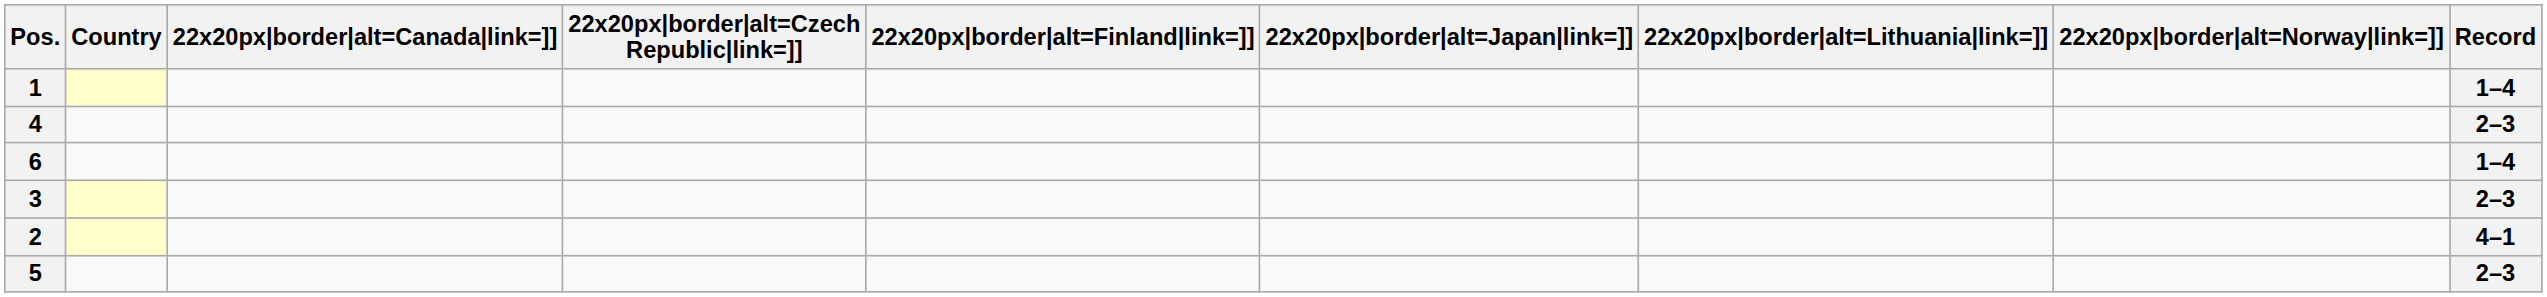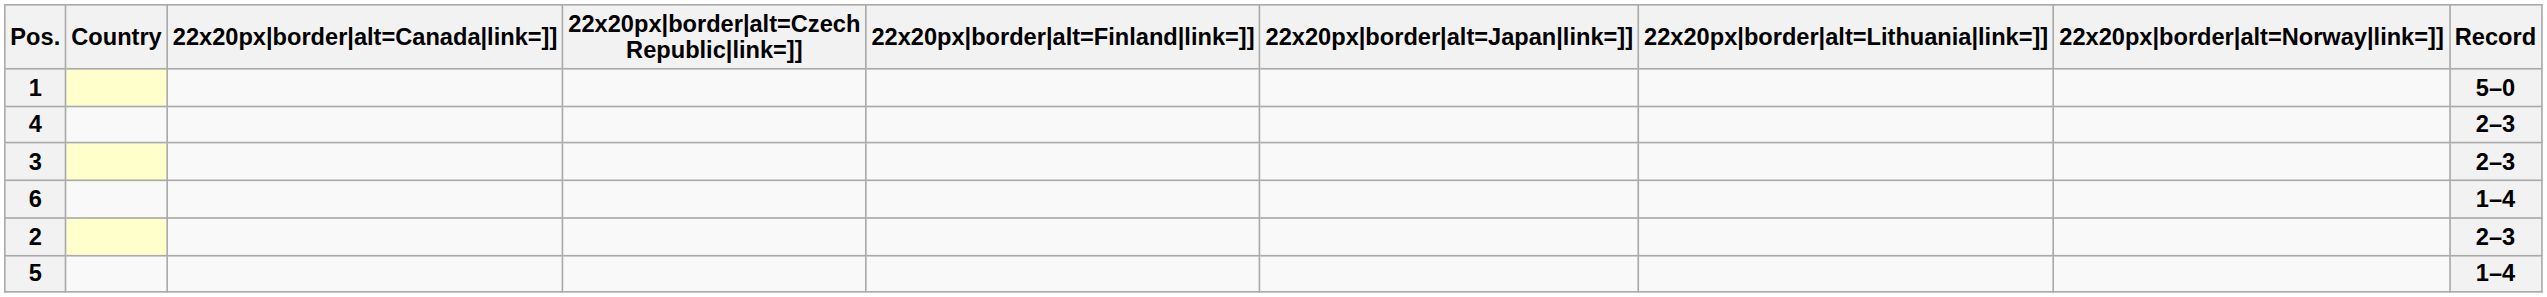(2495, 87) 1–4 -> (2495, 87) 5–0
rows swapped: (35, 162) <-> (35, 199)
(2495, 237) 4–1 -> (2495, 237) 2–3
(2495, 274) 2–3 -> (2495, 274) 1–4
